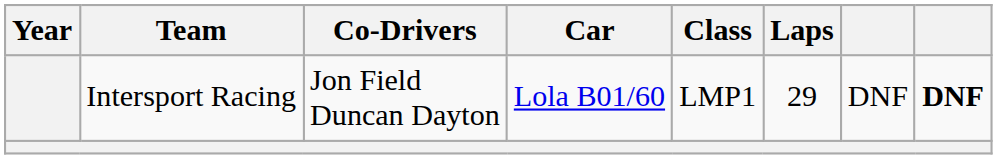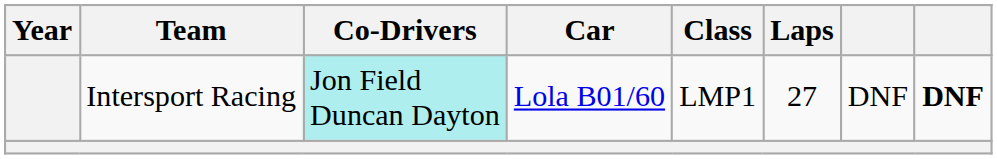(405, 97) no background -> (405, 97) paleturquoise background
(802, 97) 29 -> (802, 97) 27
